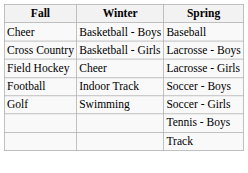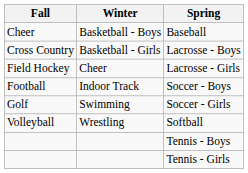+ row: (185, 123)
+ row: (198, 159)
- row: (180, 141)
